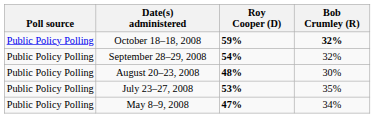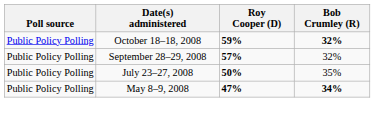(232, 56) 54% -> (232, 56) 57%
- row: (158, 72)
(232, 89) 53% -> (232, 72) 50%
(332, 105) normal -> (332, 89) bold
